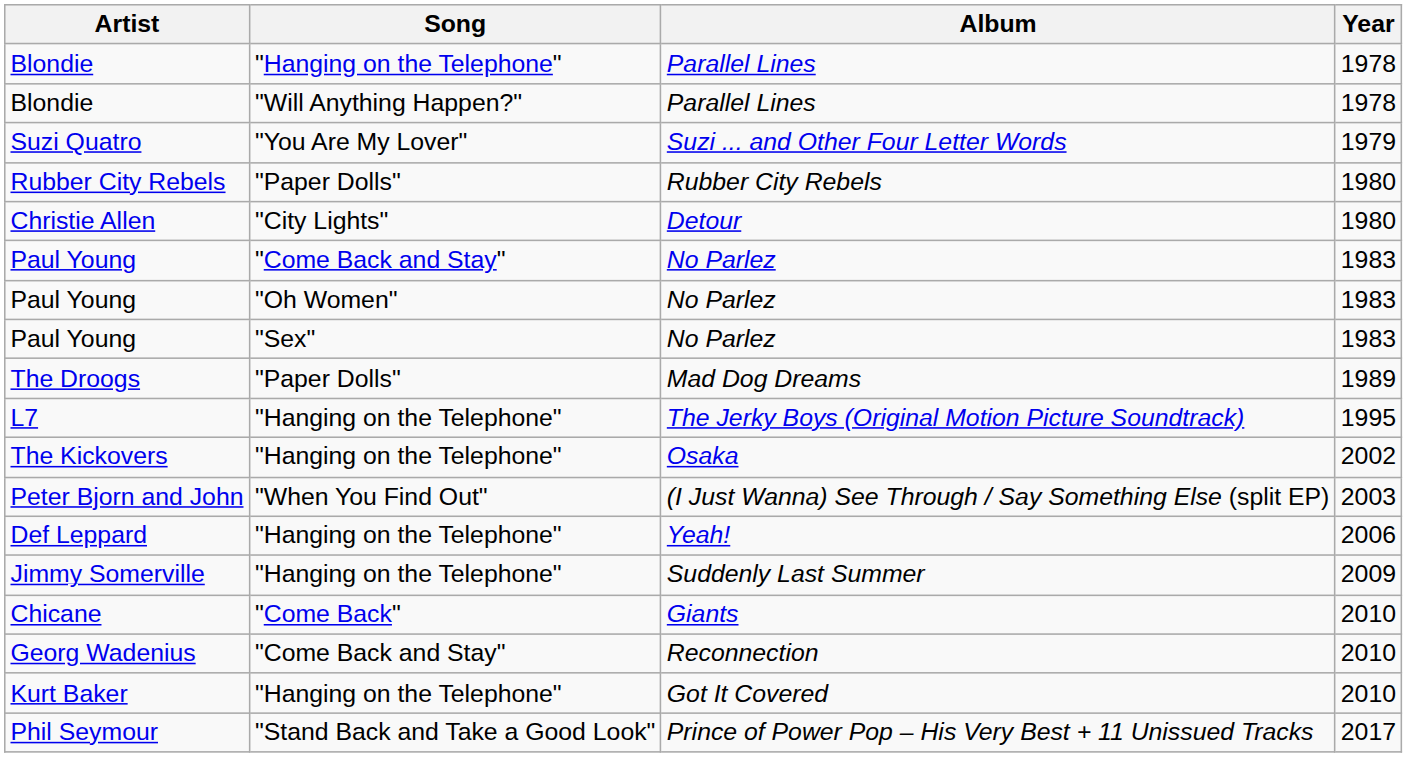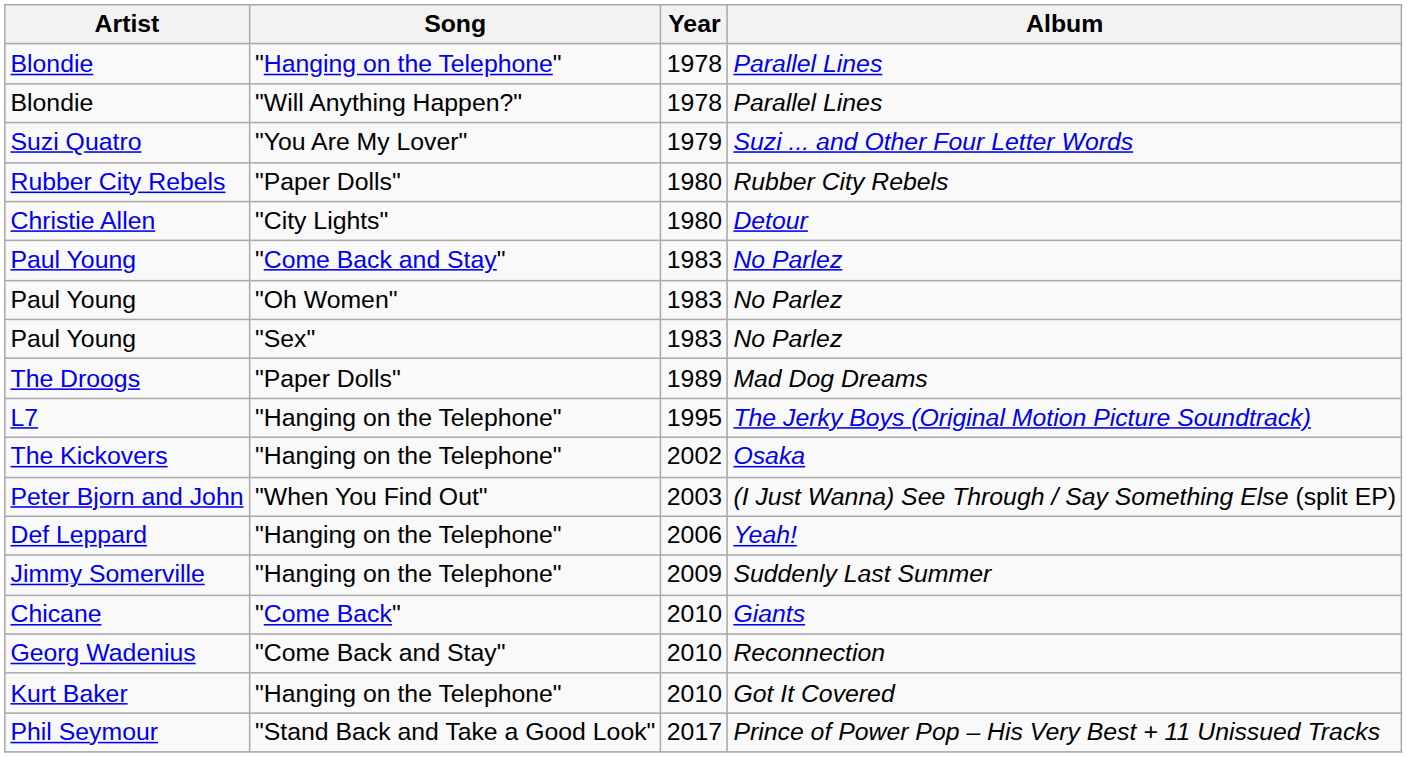columns swapped: (998, 24) <-> (1368, 24)
